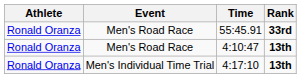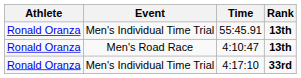(150, 31) Men's Road Race -> (150, 31) Men's Individual Time Trial
(280, 31) 33rd -> (280, 31) 13th
(280, 65) 13th -> (280, 65) 33rd
